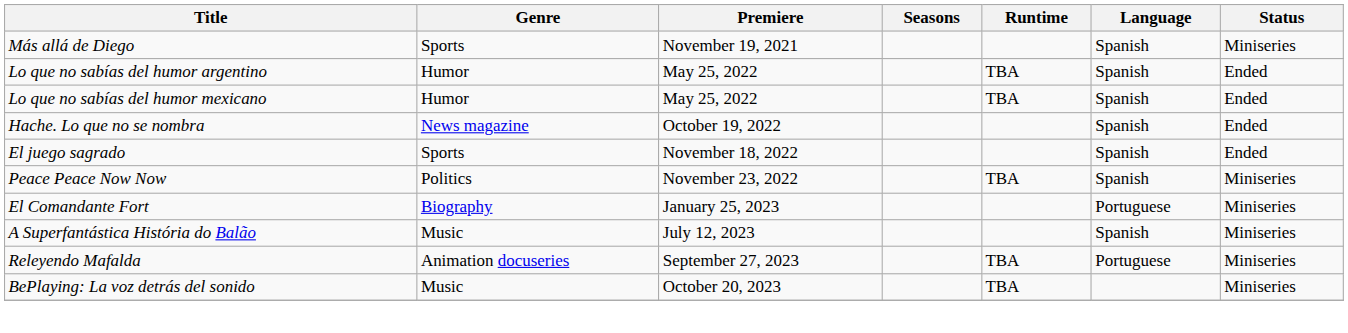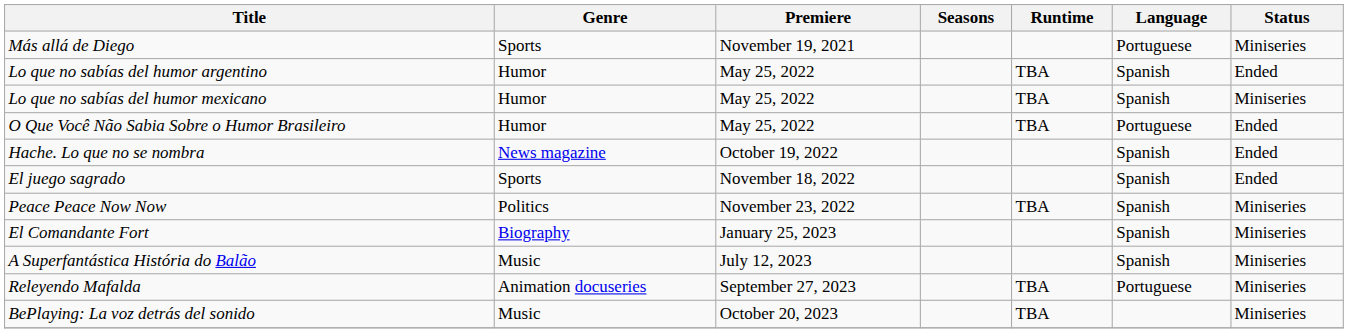(1122, 44) Spanish -> (1154, 44) Portuguese
(1246, 98) Ended -> (1270, 98) Miniseries
+ row: (177, 125)
(1133, 206) Portuguese -> (1143, 233) Spanish
